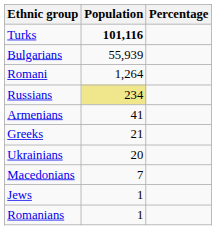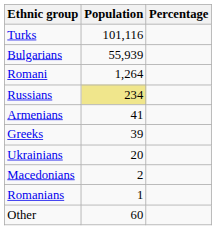(123, 34) bold -> (123, 34) normal
(137, 134) 21 -> (137, 134) 39
(140, 174) 7 -> (140, 174) 2
- row: (20, 194)
+ row: (22, 214)
